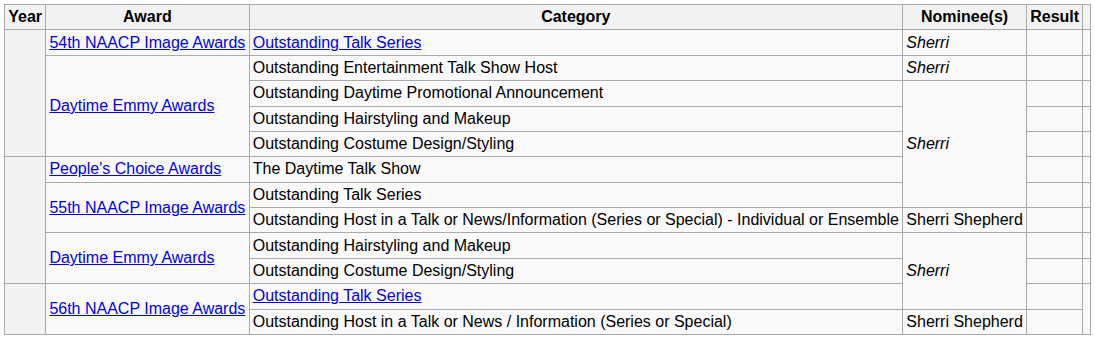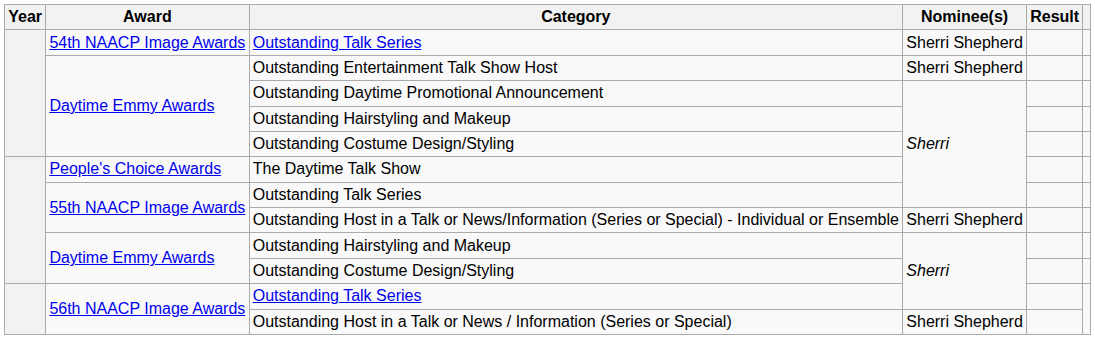(928, 42) Sherri -> (965, 42) Sherri Shepherd
(928, 67) Sherri -> (965, 67) Sherri Shepherd
